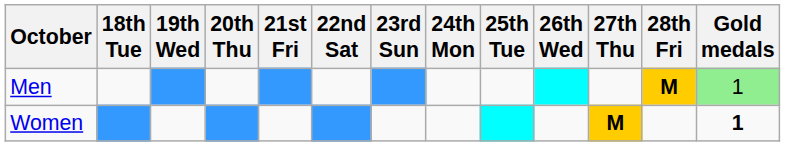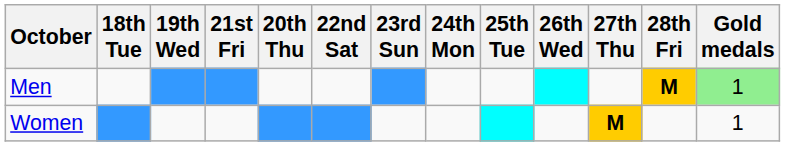columns swapped: (232, 36) <-> (285, 36)
(738, 123) bold -> (738, 123) normal
